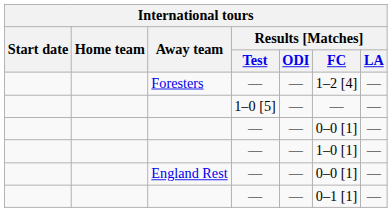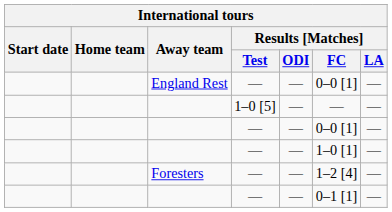rows swapped: (190, 173) <-> (177, 83)
